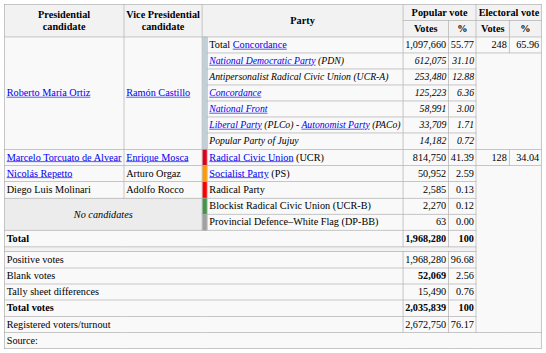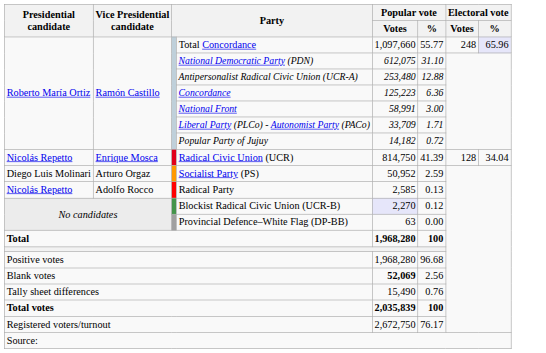(528, 45) no background -> (497, 45) lavender background
(64, 157) Marcelo Torcuato de Alvear -> (40, 157) Nicolás Repetto
(40, 173) Nicolás Repetto -> (49, 173) Diego Luis Molinari
(49, 190) Diego Luis Molinari -> (40, 190) Nicolás Repetto
(435, 206) no background -> (404, 206) lavender background
